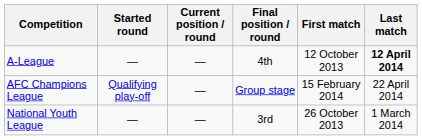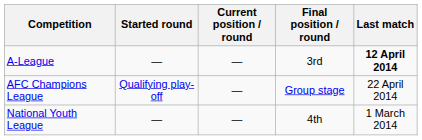- column: (331, 25)
(265, 60) 4th -> (315, 60) 3rd
(265, 119) 3rd -> (315, 119) 4th
